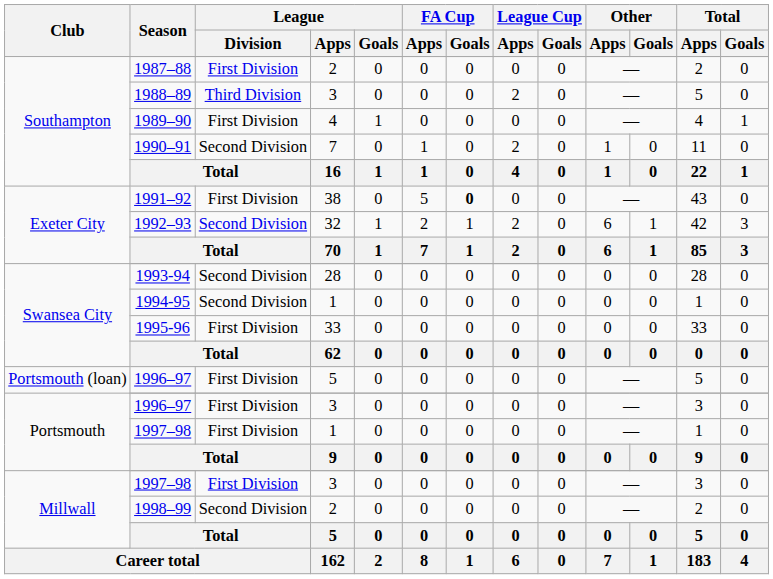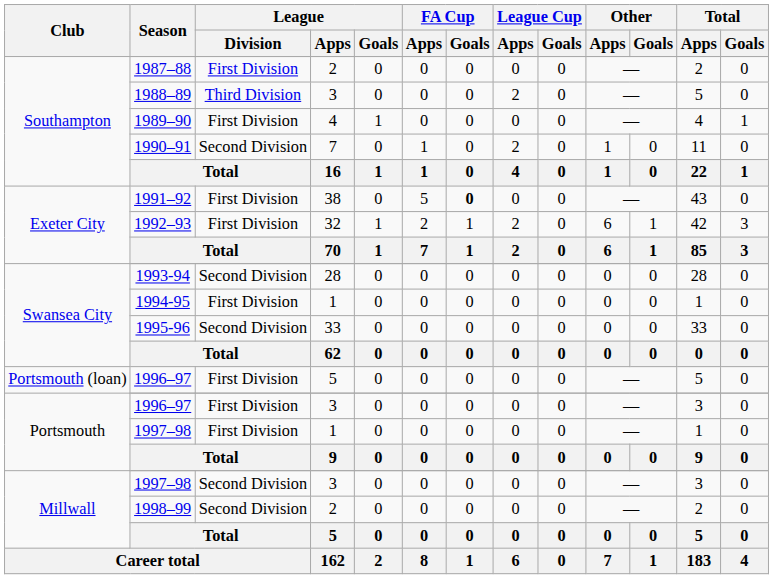(253, 224) Second Division -> (253, 224) First Division
(253, 302) Second Division -> (253, 302) First Division
(253, 328) First Division -> (253, 328) Second Division
(253, 483) First Division -> (253, 483) Second Division
